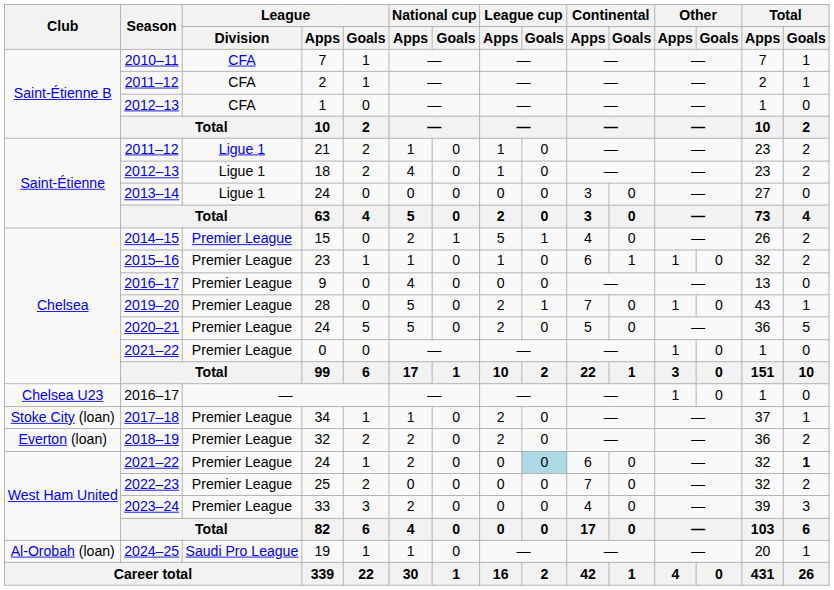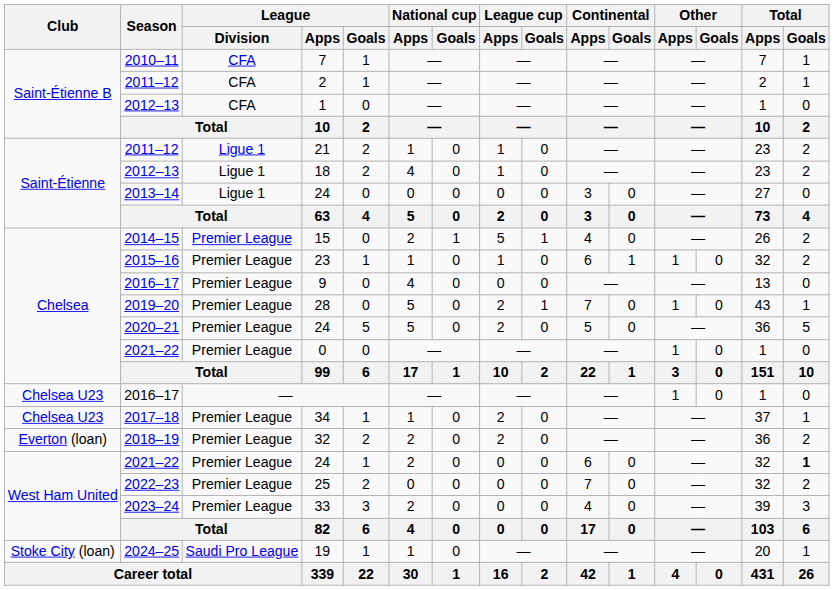(63, 417) Stoke City (loan) -> (63, 417) Chelsea U23
(544, 462) lightblue background -> (544, 462) no background
(63, 551) Al-Orobah (loan) -> (63, 551) Stoke City (loan)
